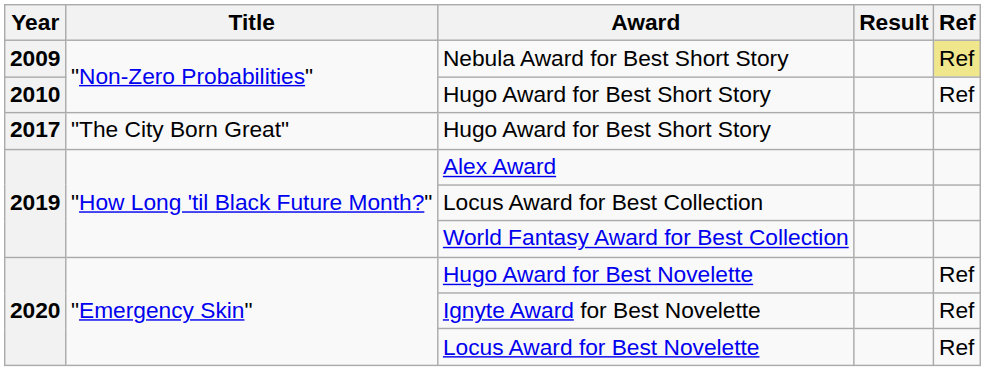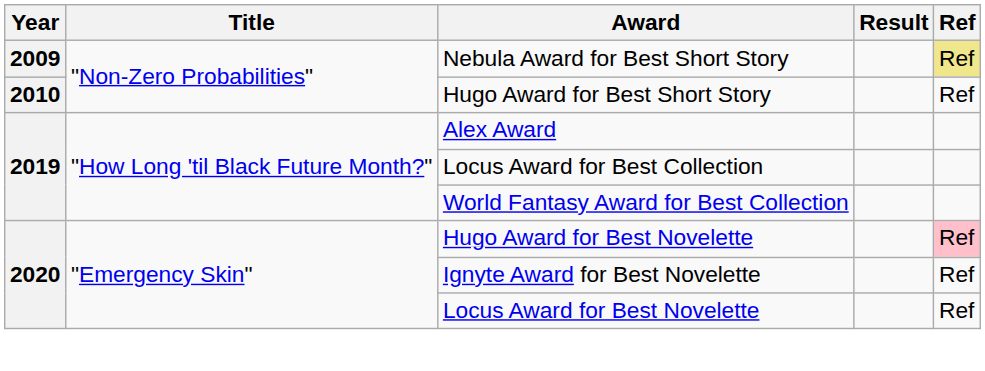- row: (35, 130)
(957, 274) no background -> (957, 238) pink background
